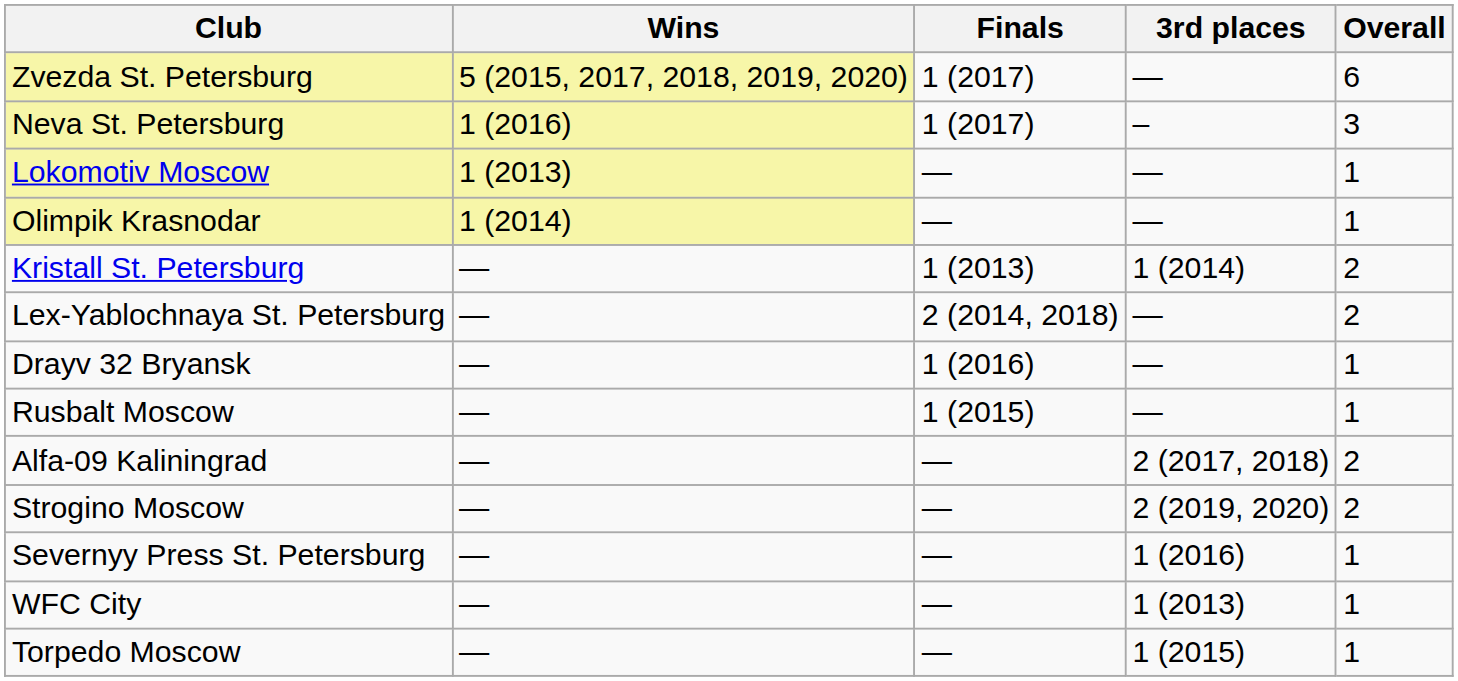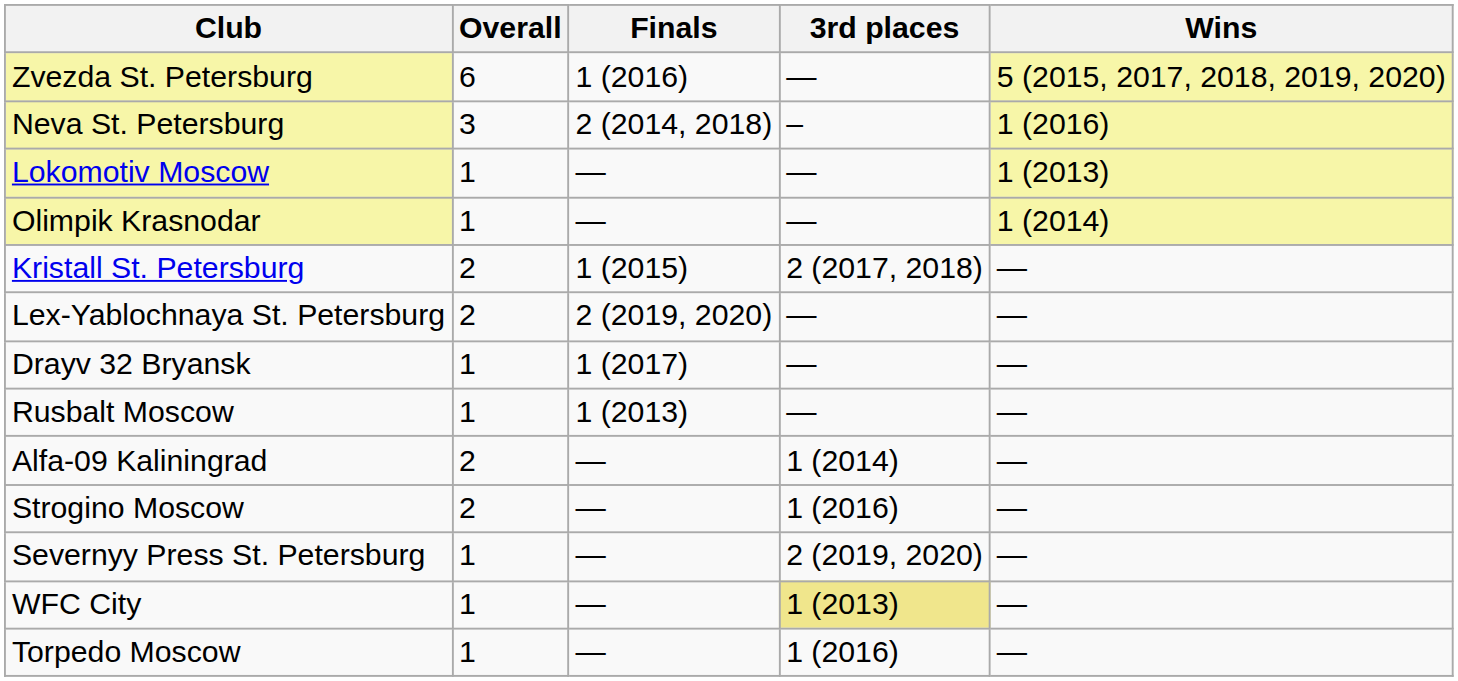columns swapped: (683, 28) <-> (1394, 28)
(978, 76) 1 (2017) -> (632, 76) 1 (2016)
(978, 124) 1 (2017) -> (674, 124) 2 (2014, 2018)
(978, 268) 1 (2013) -> (632, 268) 1 (2015)
(1189, 268) 1 (2014) -> (884, 268) 2 (2017, 2018)
(1020, 316) 2 (2014, 2018) -> (674, 316) 2 (2019, 2020)
(978, 364) 1 (2016) -> (632, 364) 1 (2017)
(978, 412) 1 (2015) -> (632, 412) 1 (2013)
(1231, 460) 2 (2017, 2018) -> (842, 460) 1 (2014)
(1231, 508) 2 (2019, 2020) -> (842, 508) 1 (2016)
(1189, 556) 1 (2016) -> (884, 556) 2 (2019, 2020)
(1189, 603) no background -> (842, 603) khaki background
(1189, 651) 1 (2015) -> (842, 651) 1 (2016)
